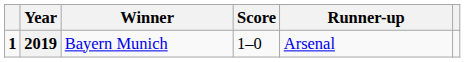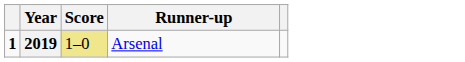- column: (147, 17)
(249, 43) no background -> (77, 43) khaki background
